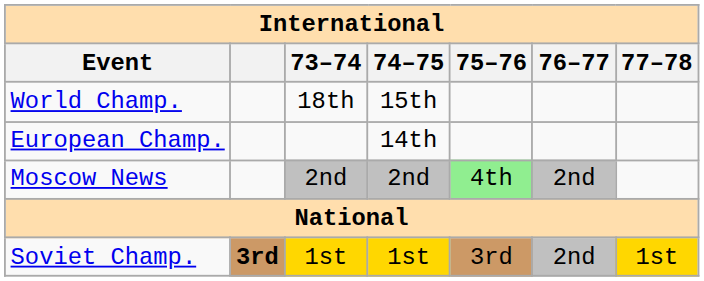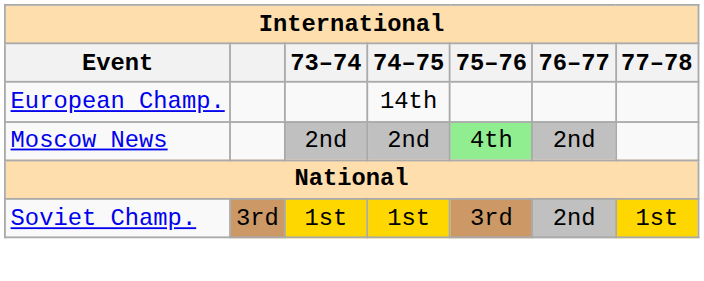- row: (96, 102)
(257, 257) bold -> (257, 218) normal
